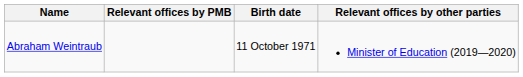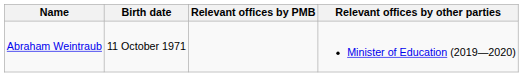columns swapped: (276, 13) <-> (169, 13)
